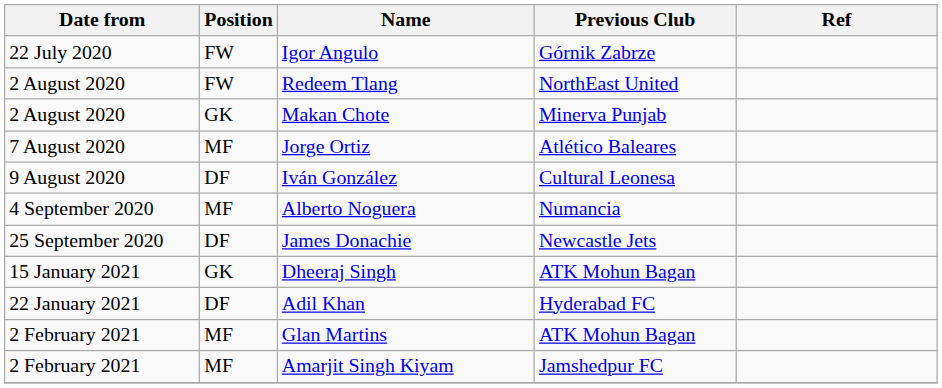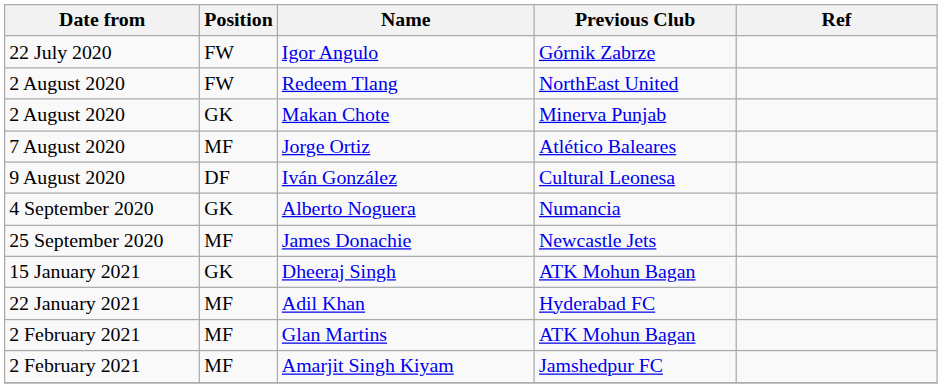(219, 209) MF -> (219, 209) GK
(217, 240) DF -> (219, 240) MF
(217, 303) DF -> (219, 303) MF
